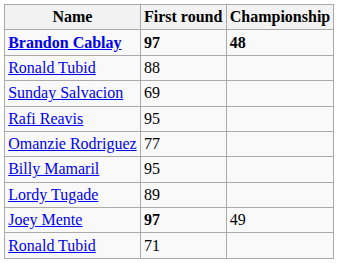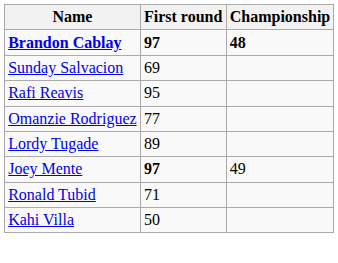- row: (52, 67)
- row: (54, 169)
+ row: (41, 220)
